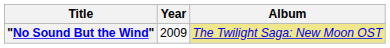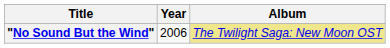(174, 33) 2009 -> (174, 33) 2006
